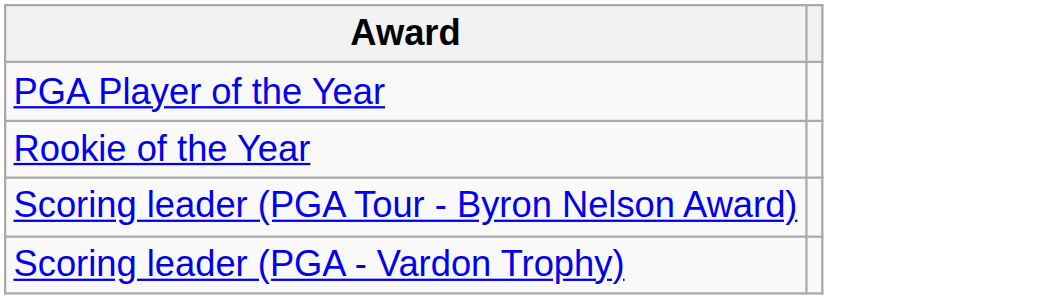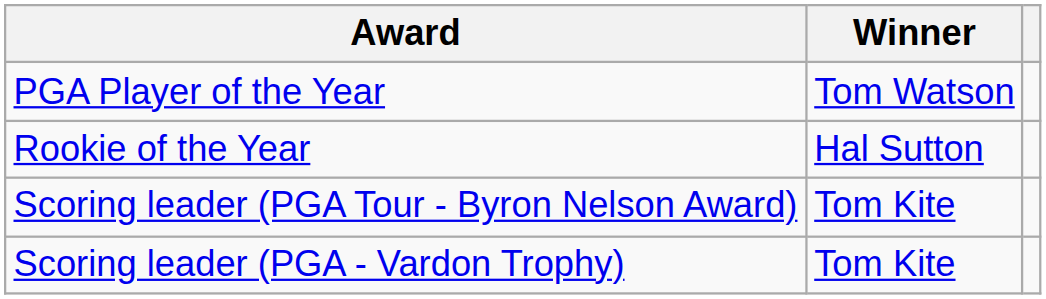+ column: (914, 33)
